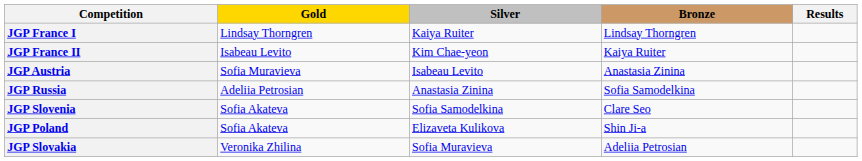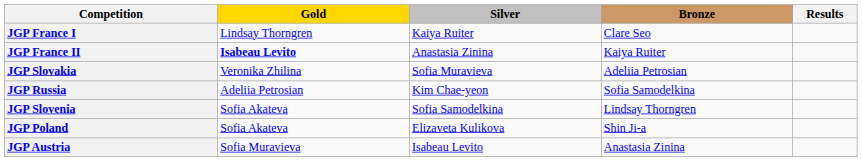(650, 33) Lindsay Thorngren -> (627, 33) Clare Seo
(256, 52) normal -> (258, 52) bold
(450, 52) Kim Chae-yeon -> (453, 52) Anastasia Zinina
rows swapped: (42, 147) <-> (39, 71)
(453, 90) Anastasia Zinina -> (450, 90) Kim Chae-yeon
(627, 109) Clare Seo -> (650, 109) Lindsay Thorngren
